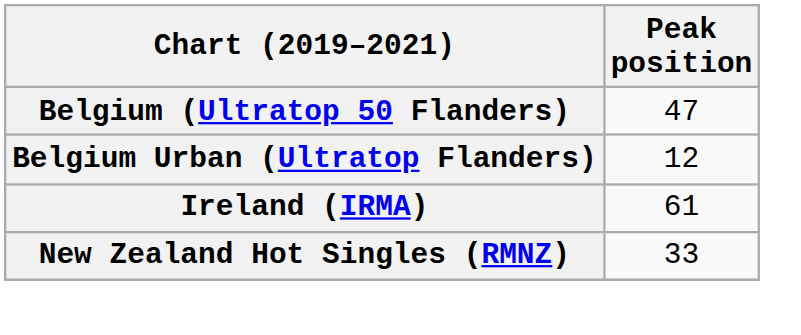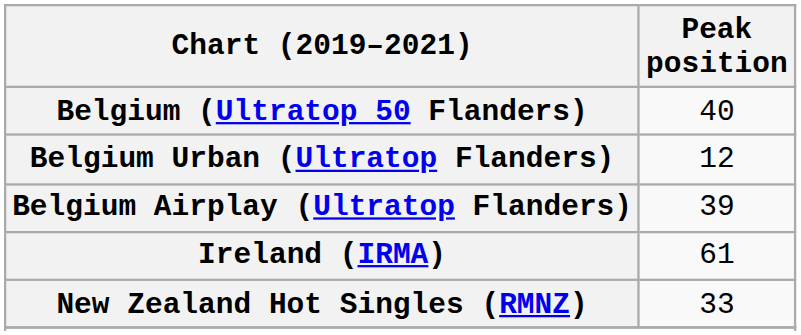(682, 111) 47 -> (717, 111) 40
+ row: (322, 208)
